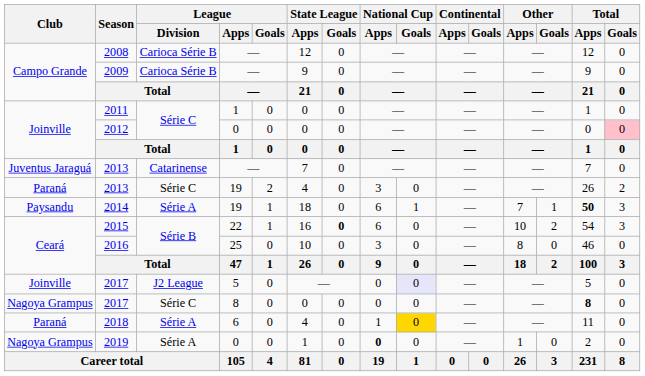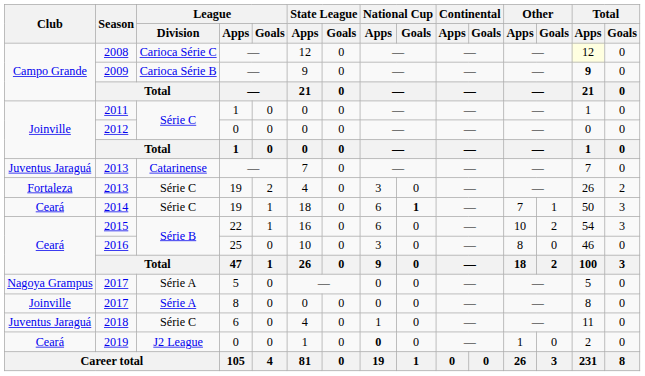(178, 52) Carioca Série B -> (178, 52) Carioca Série C
(588, 52) no background -> (588, 52) lightyellow background
(588, 71) normal -> (588, 71) bold
(622, 129) pink background -> (622, 129) no background
(50, 187) Paraná -> (50, 187) Fortaleza
(50, 206) Paysandu -> (50, 206) Ceará
(178, 206) Série A -> (178, 206) Série C
(416, 206) normal -> (416, 206) bold
(588, 206) bold -> (588, 206) normal
(341, 226) bold -> (341, 226) normal
(50, 284) Joinville -> (50, 284) Nagoya Grampus
(178, 284) J2 League -> (178, 284) Série A
(416, 284) lavender background -> (416, 284) no background
(50, 303) Nagoya Grampus -> (50, 303) Joinville
(178, 303) Série C -> (178, 303) Série A
(588, 303) bold -> (588, 303) normal
(50, 322) Paraná -> (50, 322) Juventus Jaraguá
(178, 322) Série A -> (178, 322) Série C
(416, 322) gold background -> (416, 322) no background
(50, 341) Nagoya Grampus -> (50, 341) Ceará
(178, 341) Série A -> (178, 341) J2 League
